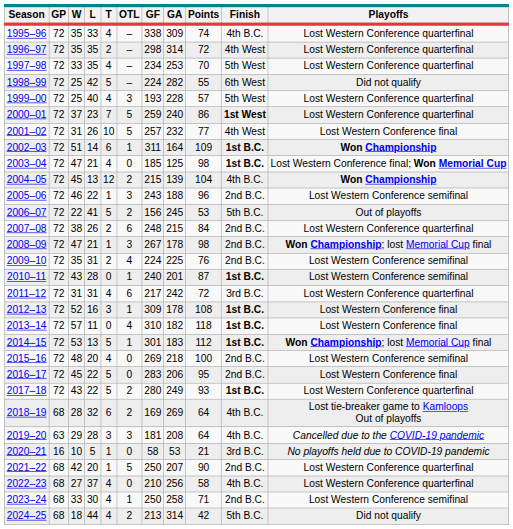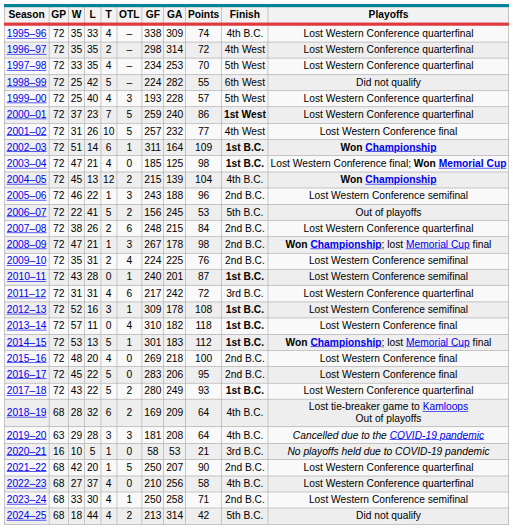(388, 310) Lost Western Conference final -> (388, 310) Lost Western Conference semifinal
(388, 358) Lost Western Conference semifinal -> (388, 358) Lost Western Conference final
(175, 413) 269 -> (175, 413) 209
